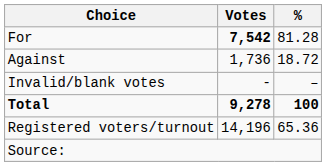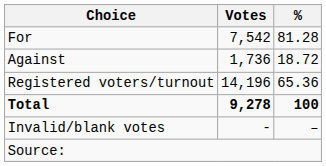(250, 38) bold -> (250, 38) normal
rows swapped: (86, 83) <-> (111, 128)
